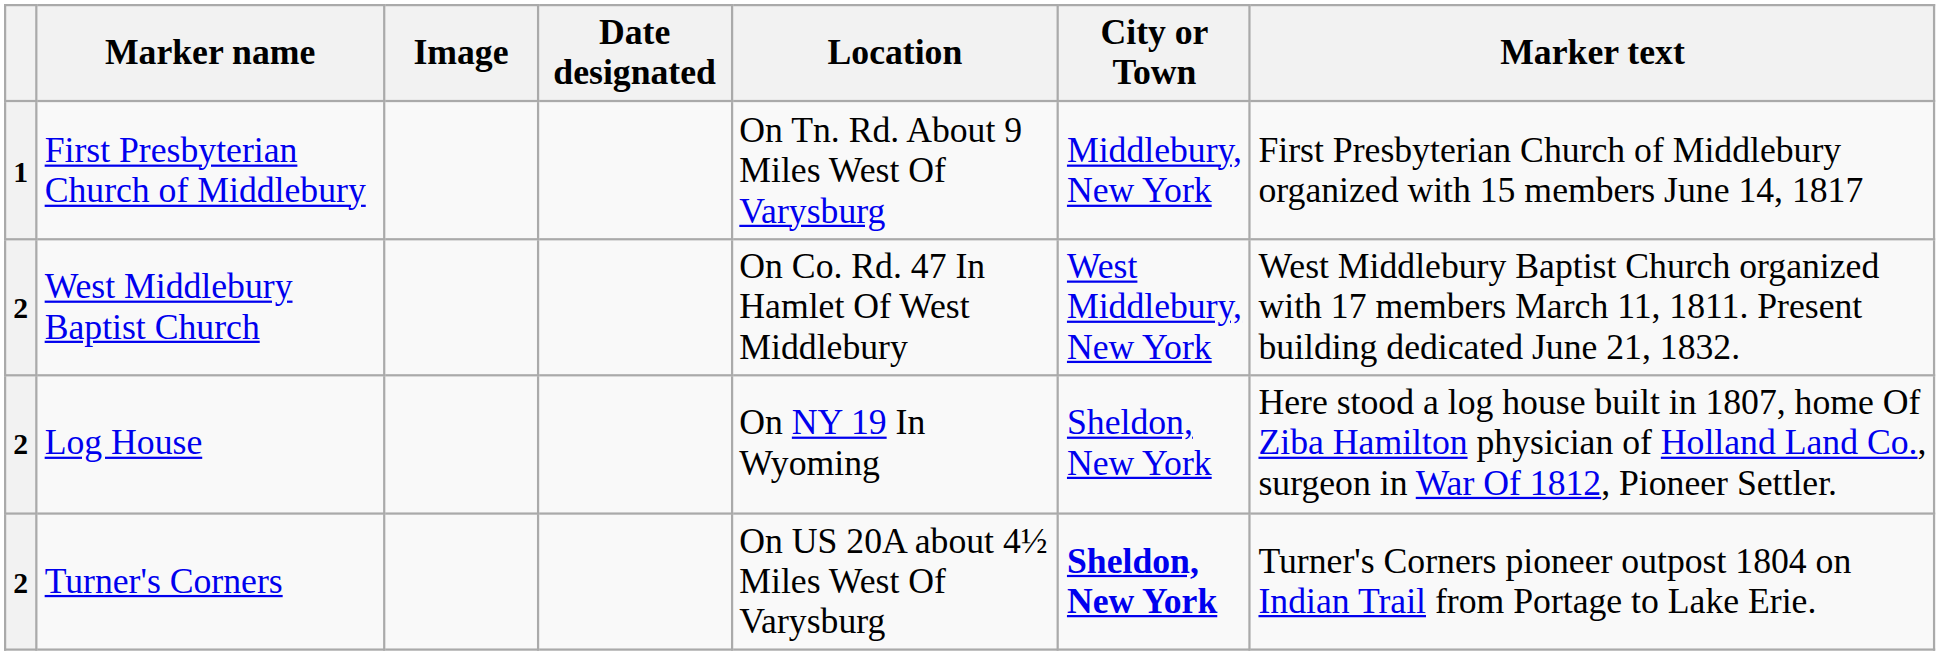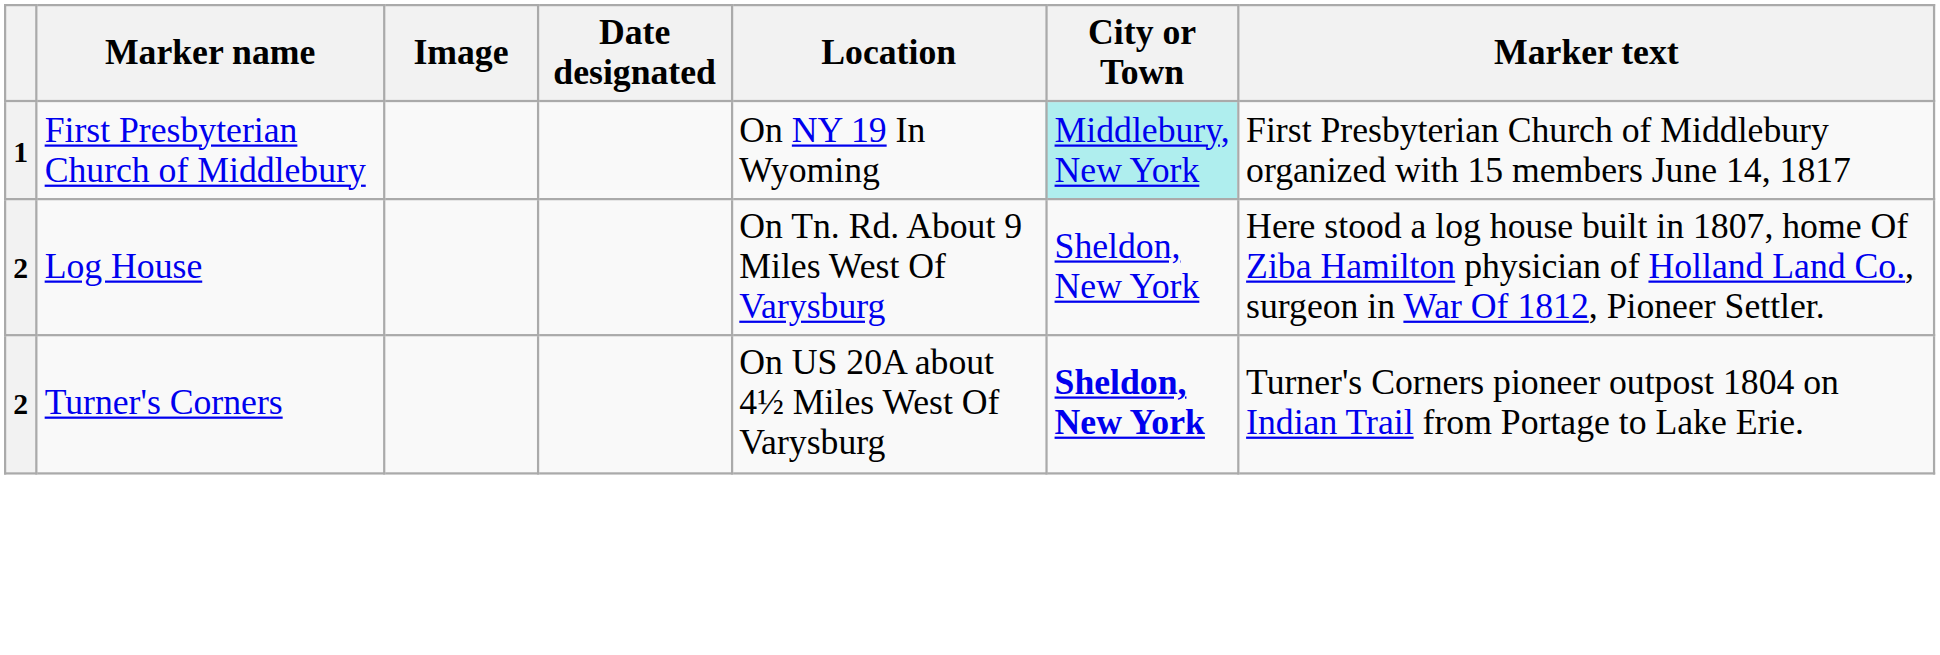(881, 169) On Tn. Rd. About 9 Miles West Of Varysburg -> (832, 149) On NY 19 In Wyoming
(1154, 169) no background -> (1142, 149) paleturquoise background
- row: (169, 306)
(832, 443) On NY 19 In Wyoming -> (881, 266) On Tn. Rd. About 9 Miles West Of Varysburg
